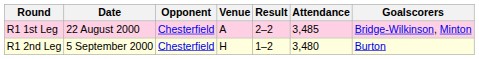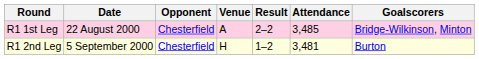(306, 46) 3,480 -> (306, 46) 3,481
